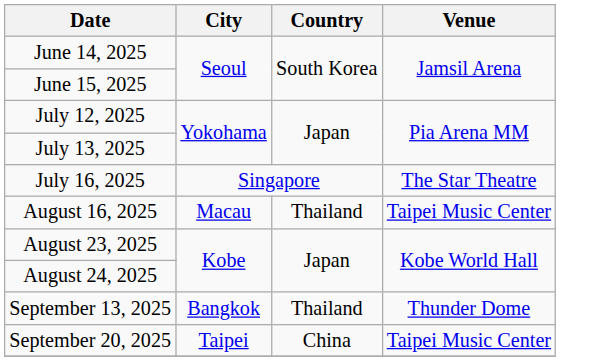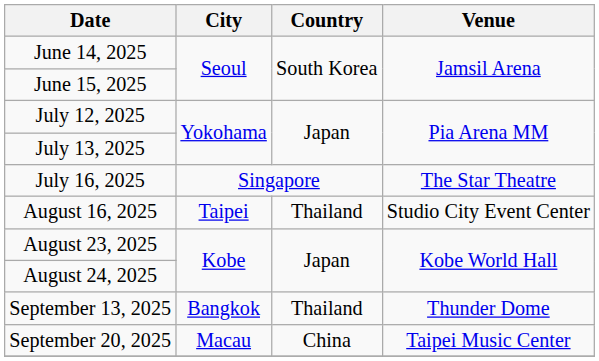(224, 212) Macau -> (224, 212) Taipei
(469, 212) Taipei Music Center -> (488, 212) Studio City Event Center
(224, 340) Taipei -> (224, 340) Macau
